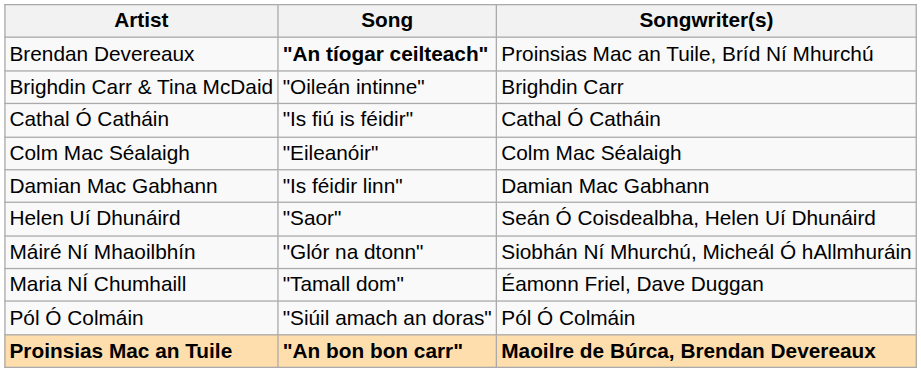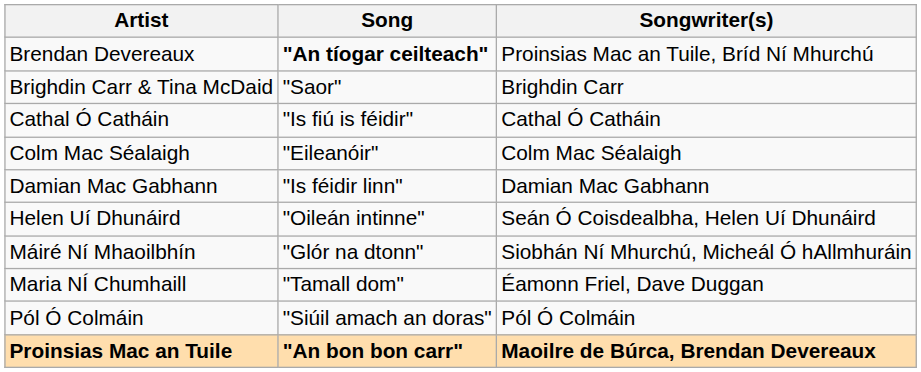(354, 86) "Oileán intinne" -> (312, 86) "Saor"
(312, 218) "Saor" -> (354, 218) "Oileán intinne"
